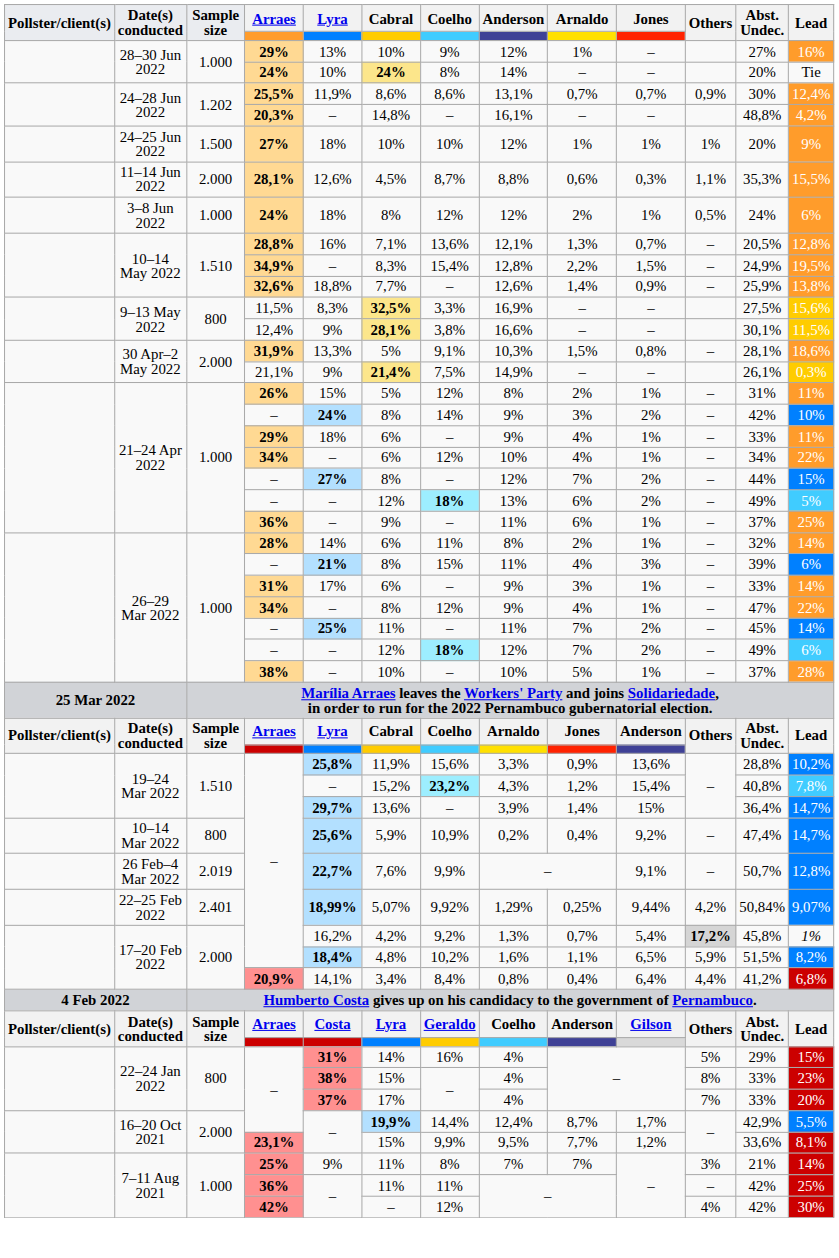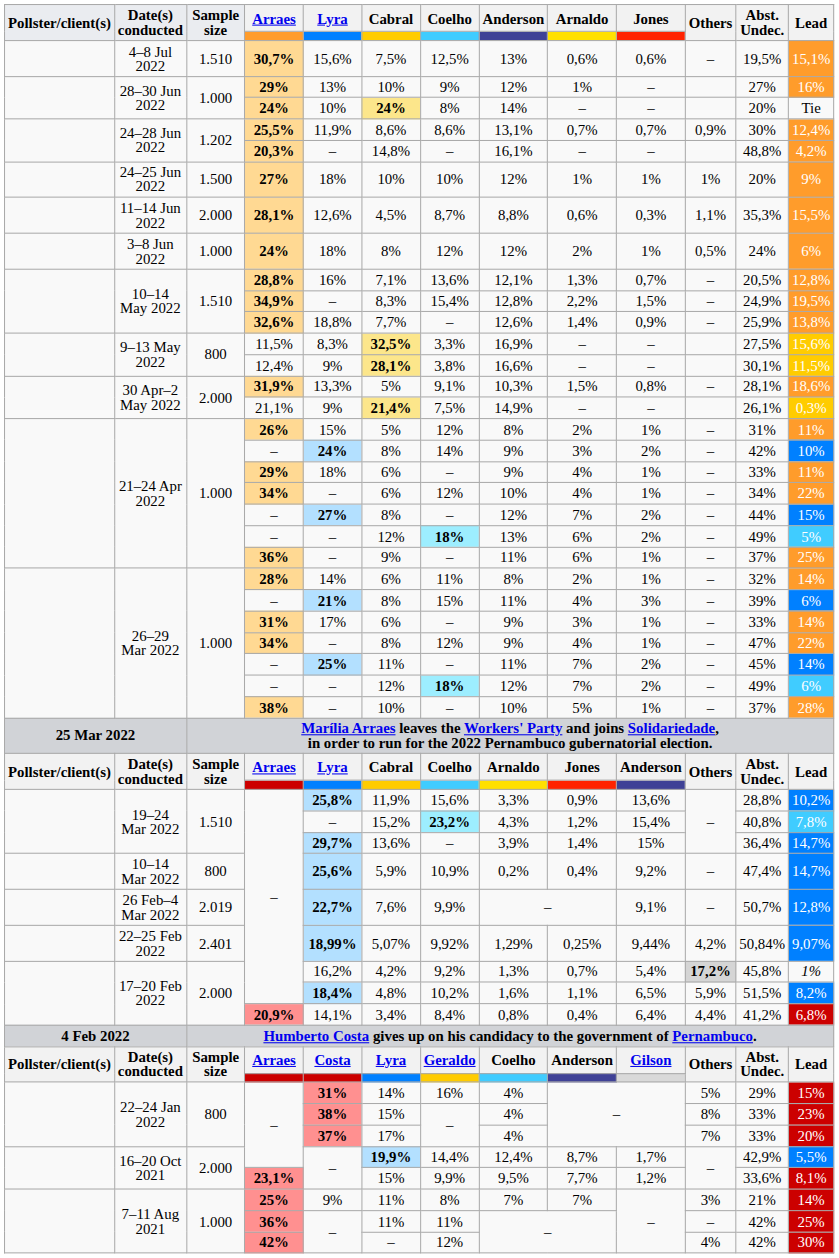+ row: (150, 59)
